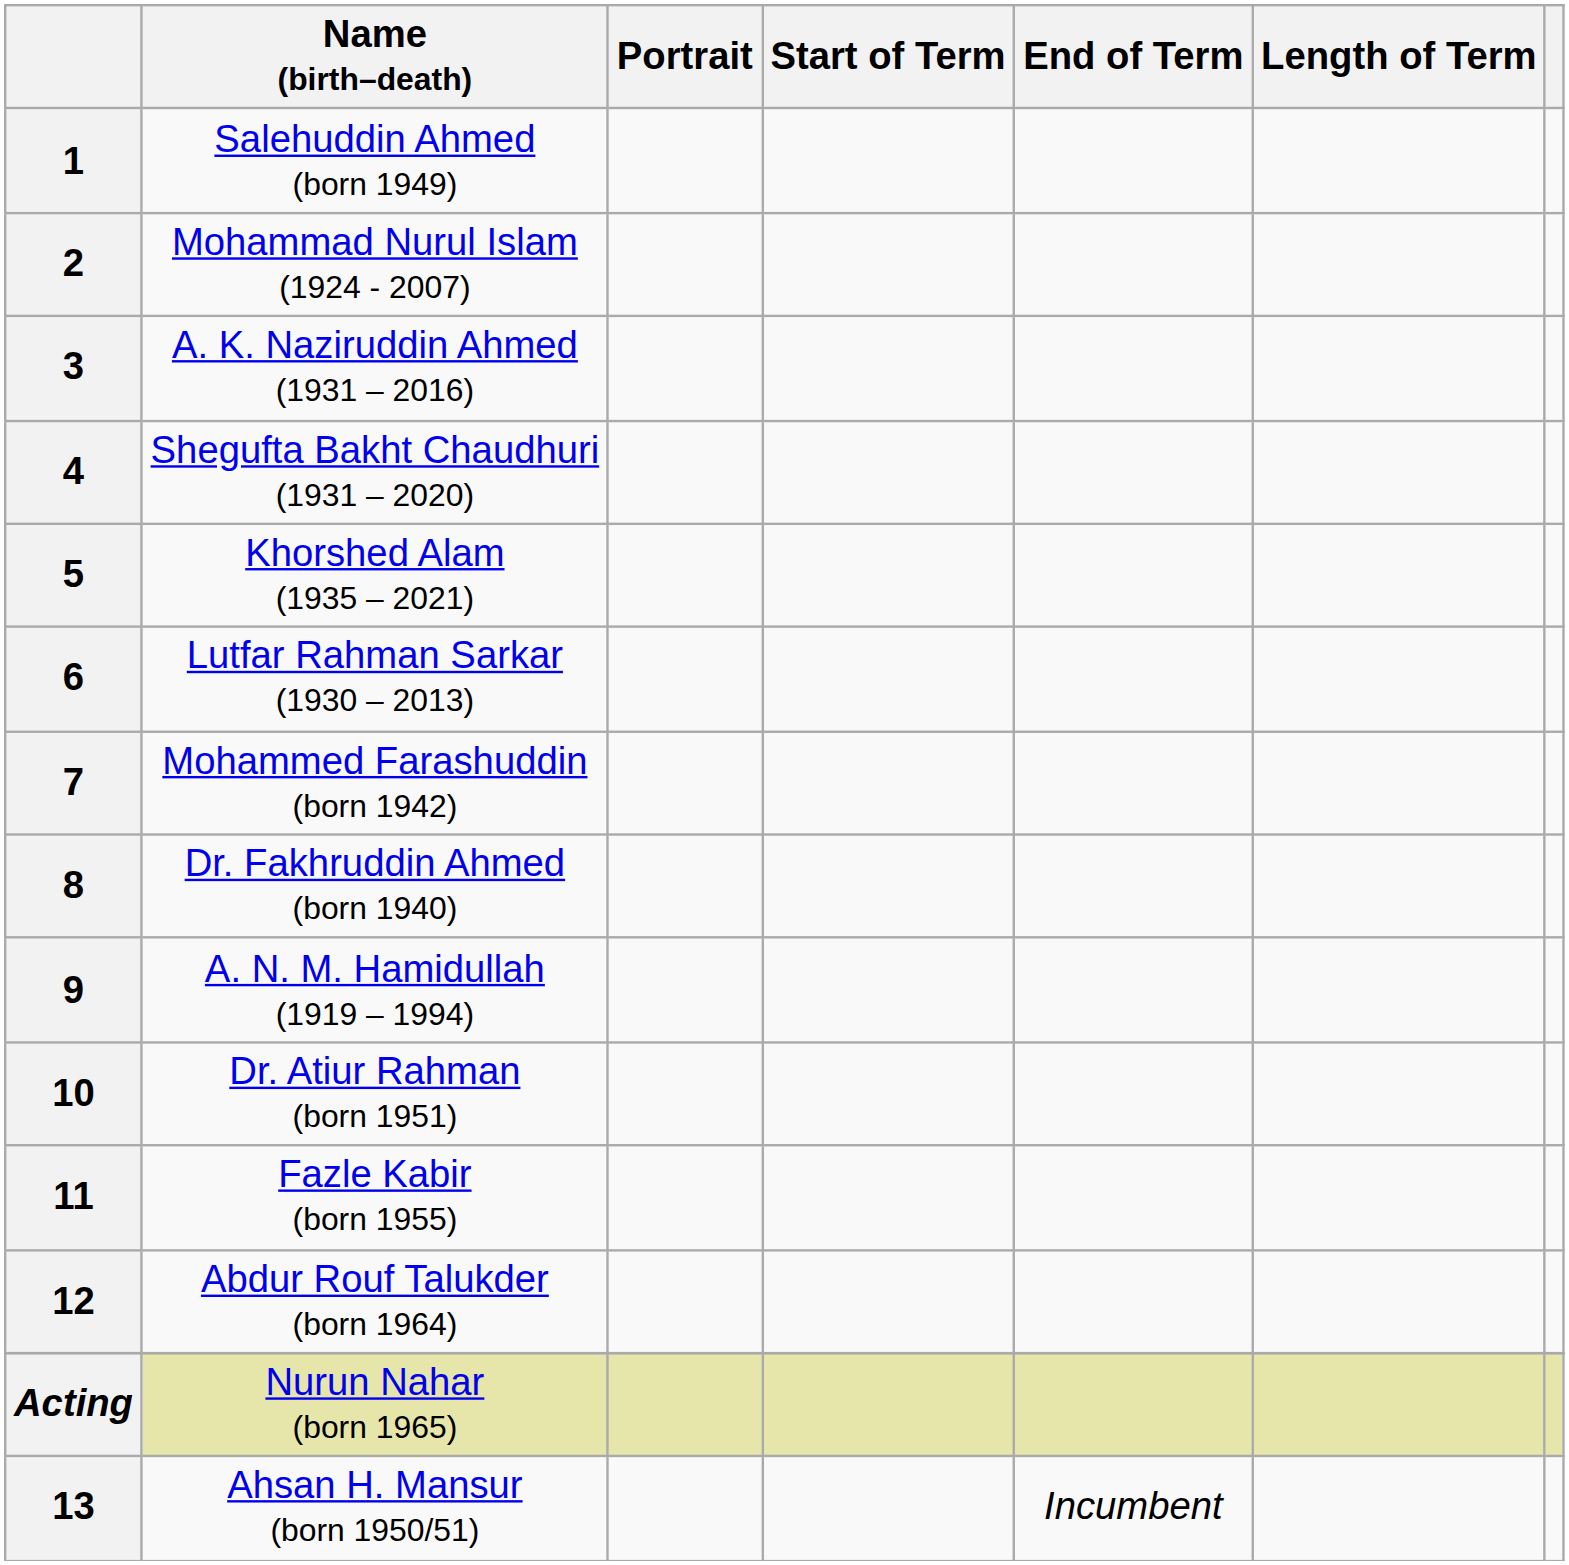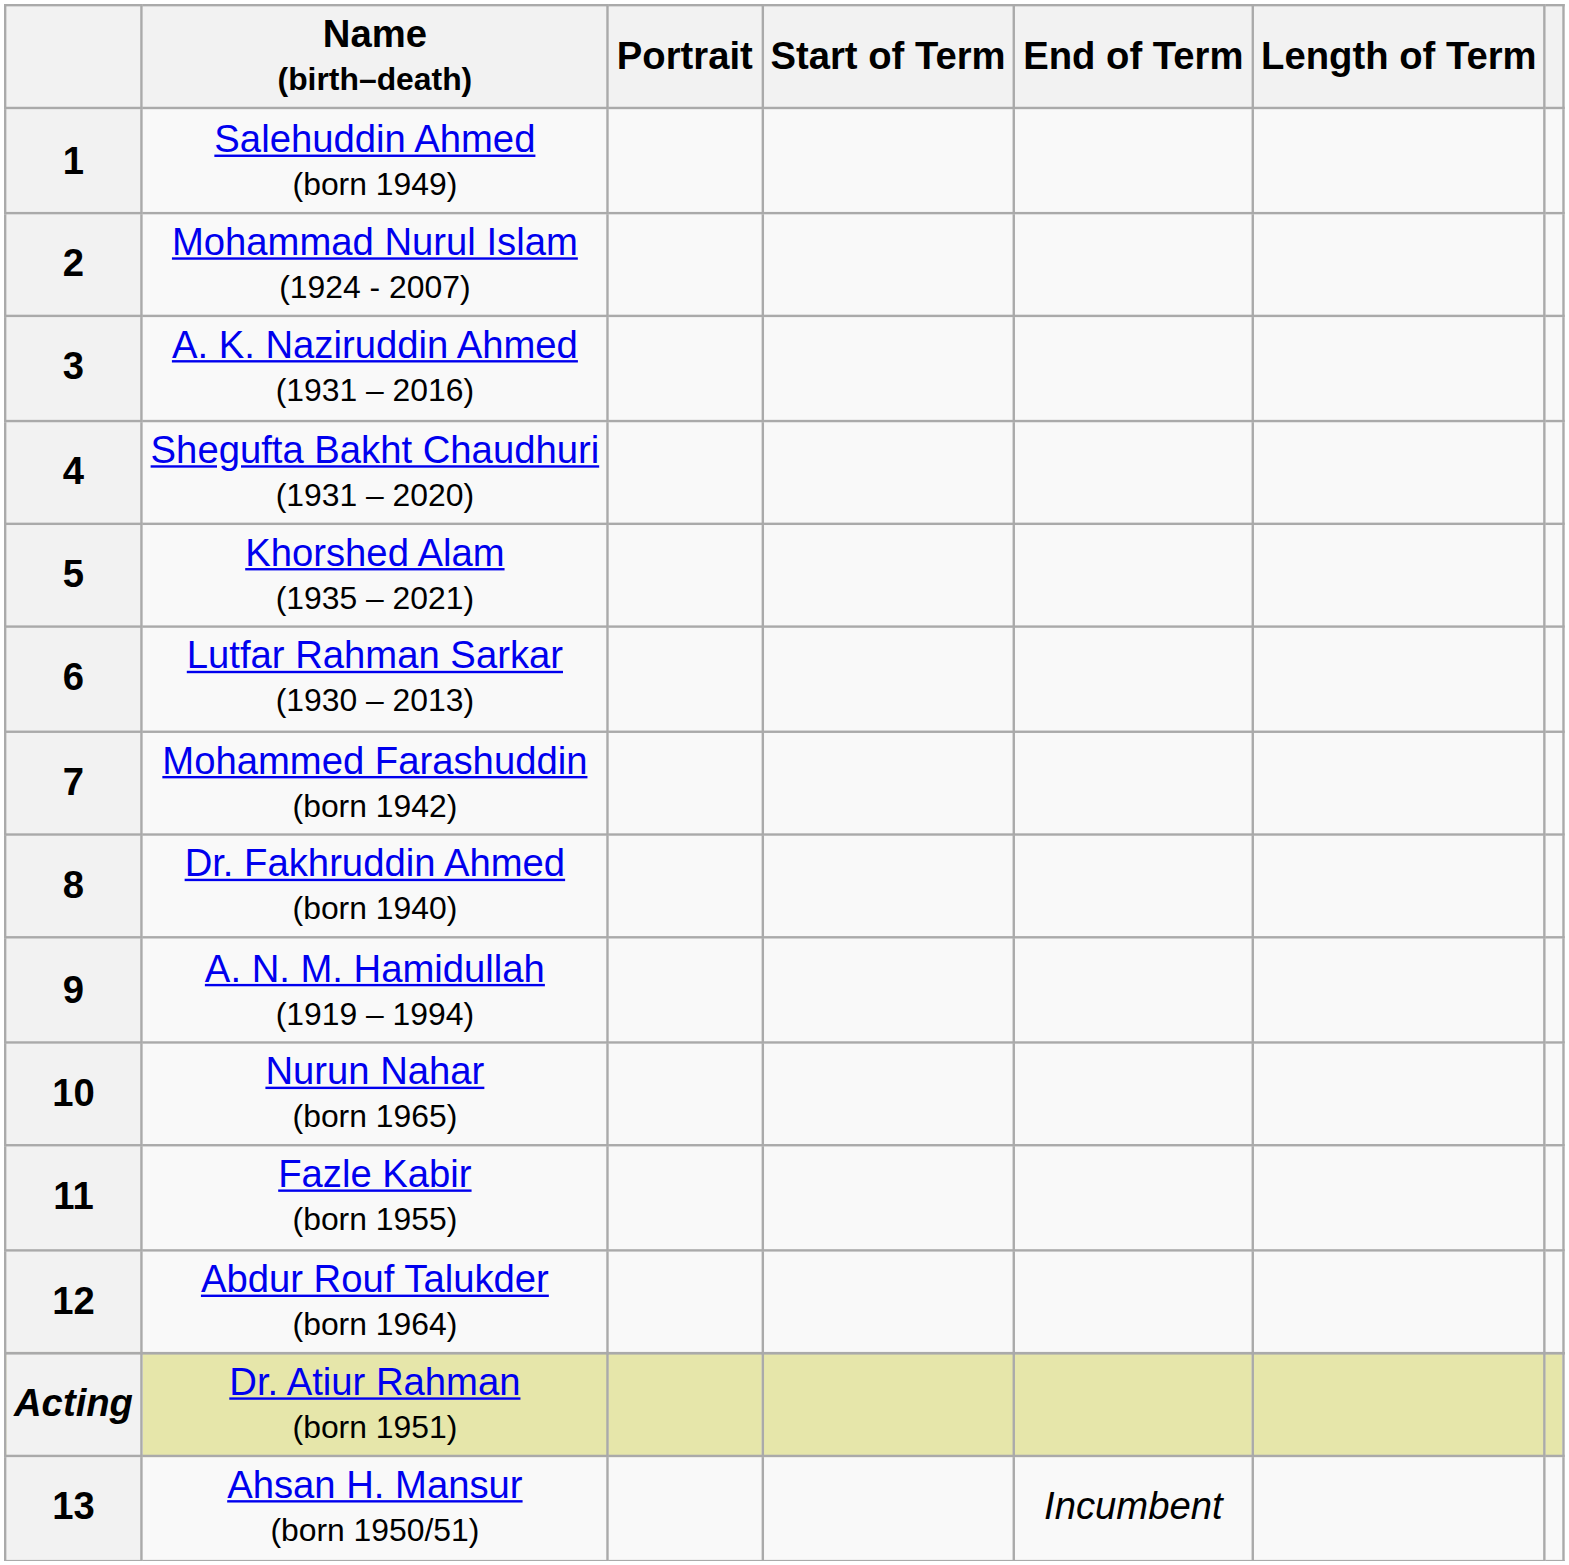(375, 1092) Dr. Atiur Rahman (born 1951) -> (375, 1092) Nurun Nahar (born 1965)
(375, 1403) Nurun Nahar (born 1965) -> (375, 1403) Dr. Atiur Rahman (born 1951)
